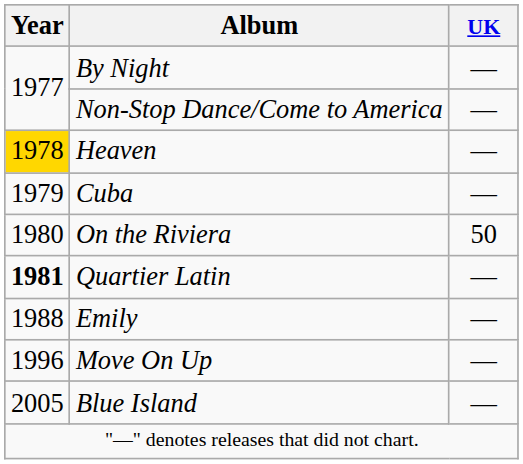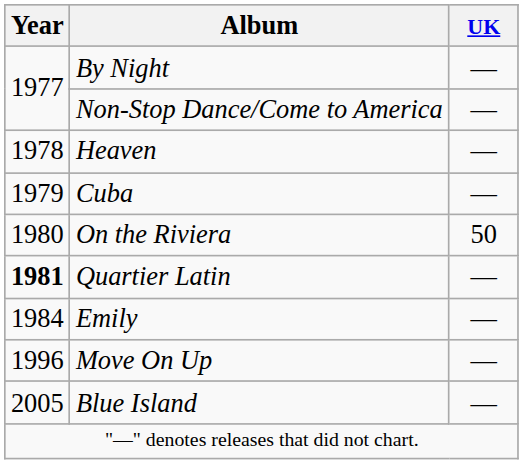(37, 151) gold background -> (37, 151) no background
(37, 318) 1988 -> (37, 318) 1984
